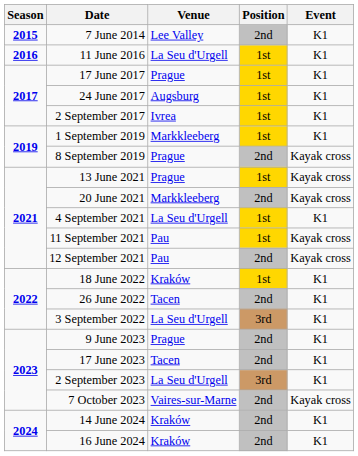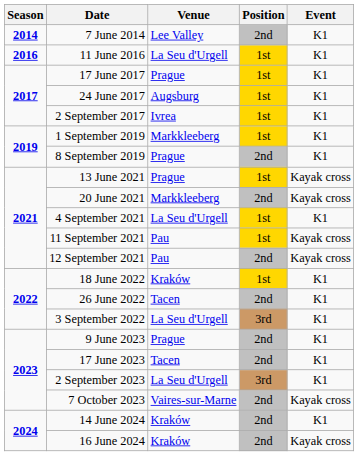(25, 35) 2015 -> (25, 35) 2014
(321, 156) Kayak cross -> (321, 156) K1
(321, 441) K1 -> (321, 441) Kayak cross
